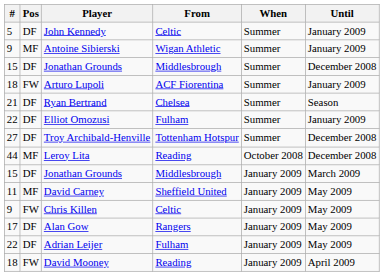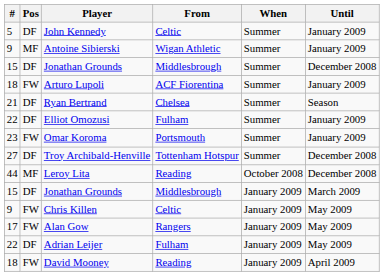+ row: (12, 138)
- row: (12, 191)
(30, 227) DF -> (31, 227) FW
